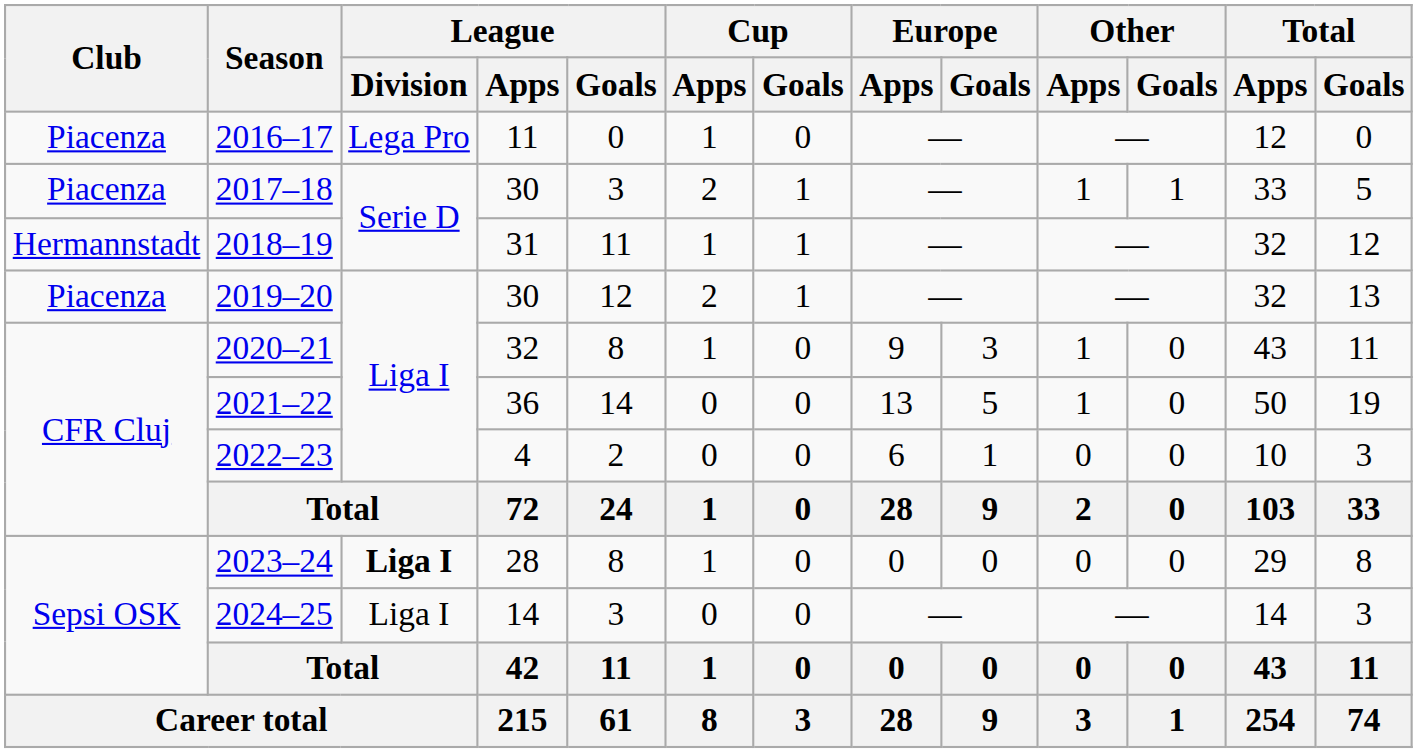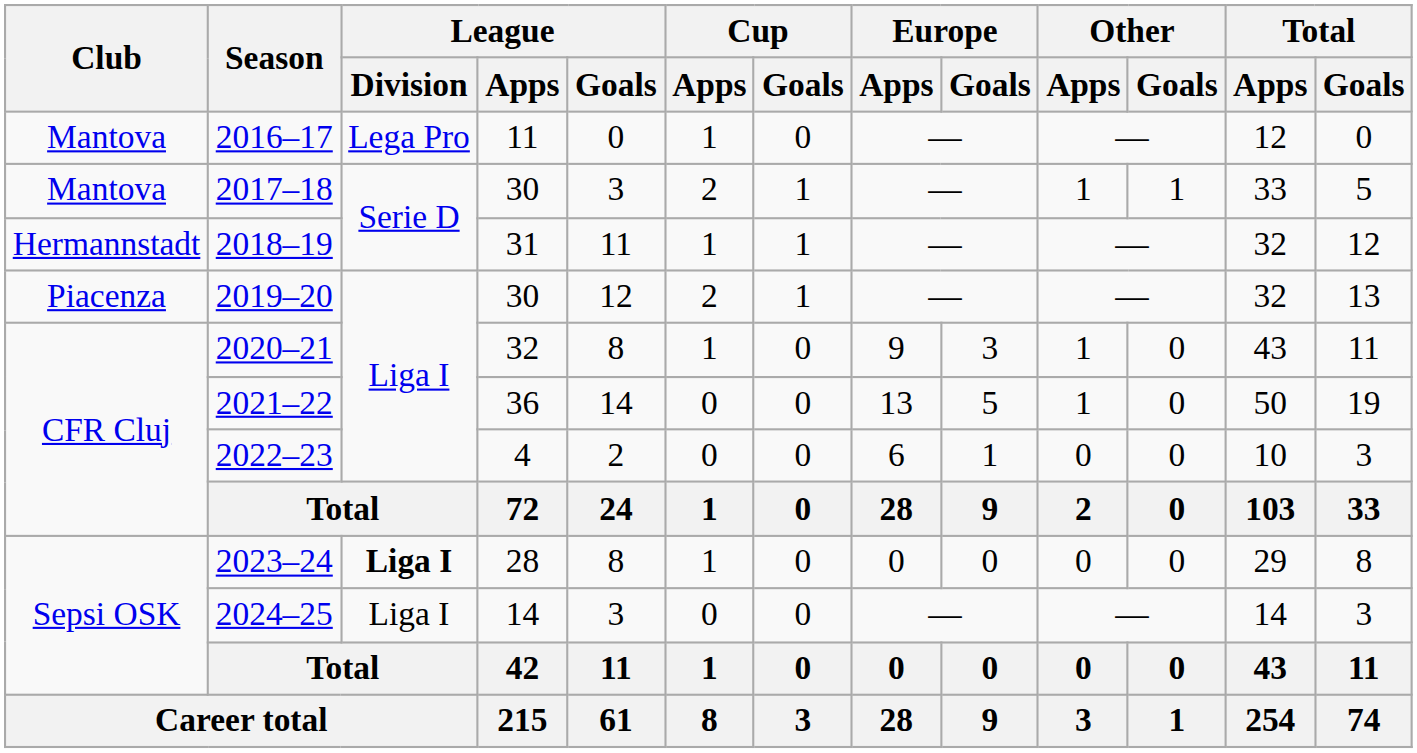(107, 137) Piacenza -> (107, 137) Mantova
(107, 190) Piacenza -> (107, 190) Mantova
